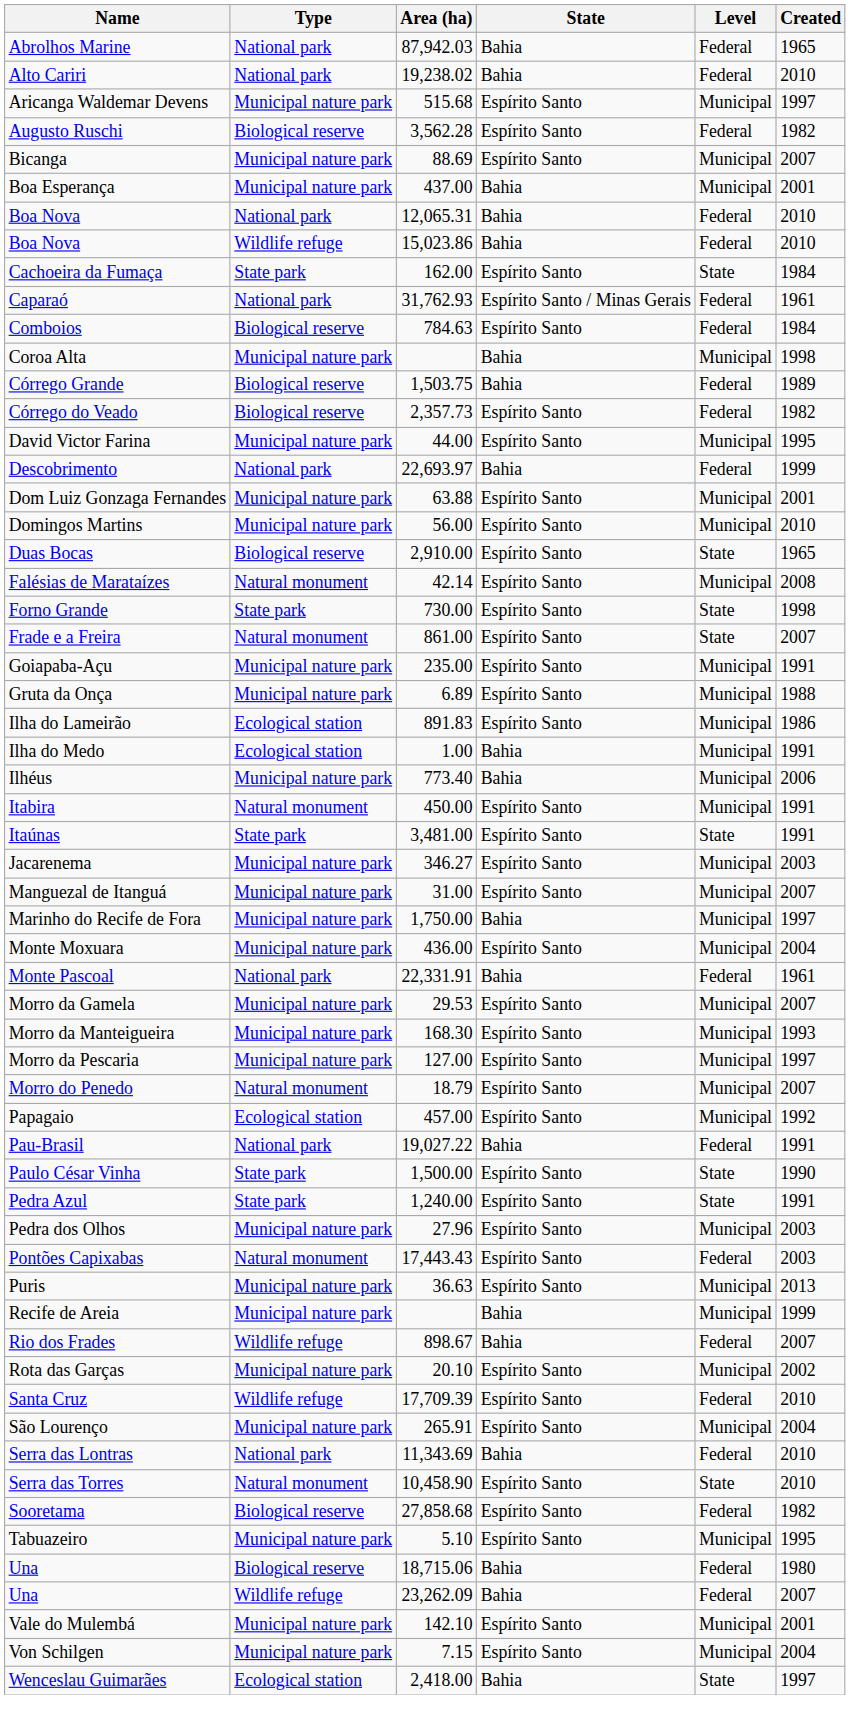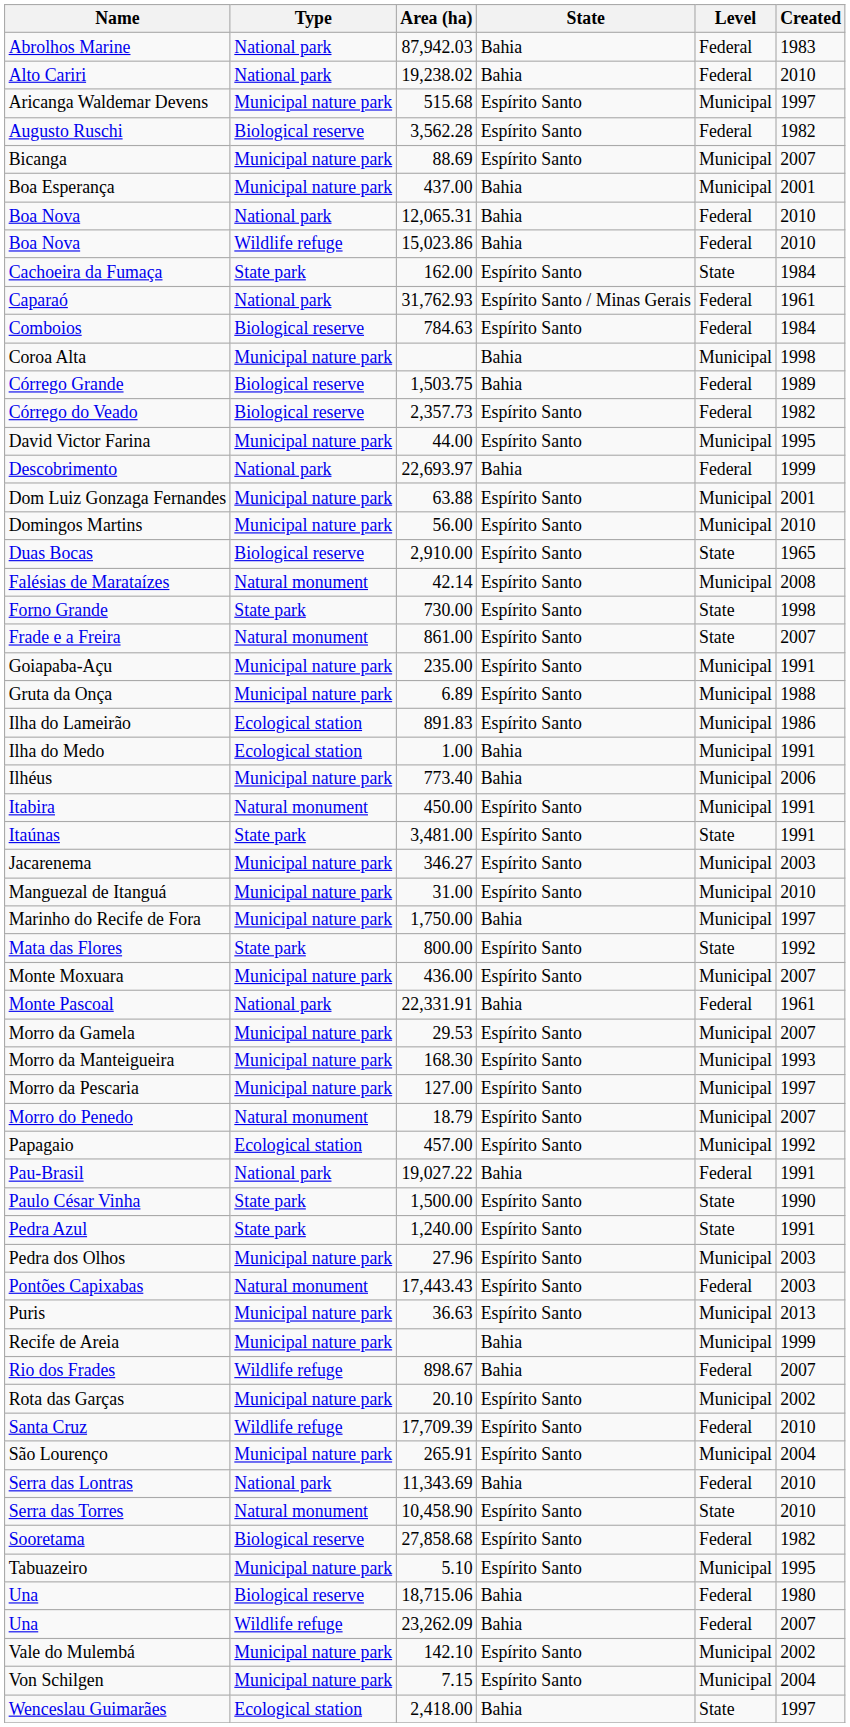(798, 46) 1965 -> (798, 46) 1983
(798, 891) 2007 -> (798, 891) 2010
+ row: (65, 948)
(798, 948) 2004 -> (798, 976) 2007
(798, 1624) 2001 -> (798, 1652) 2002
